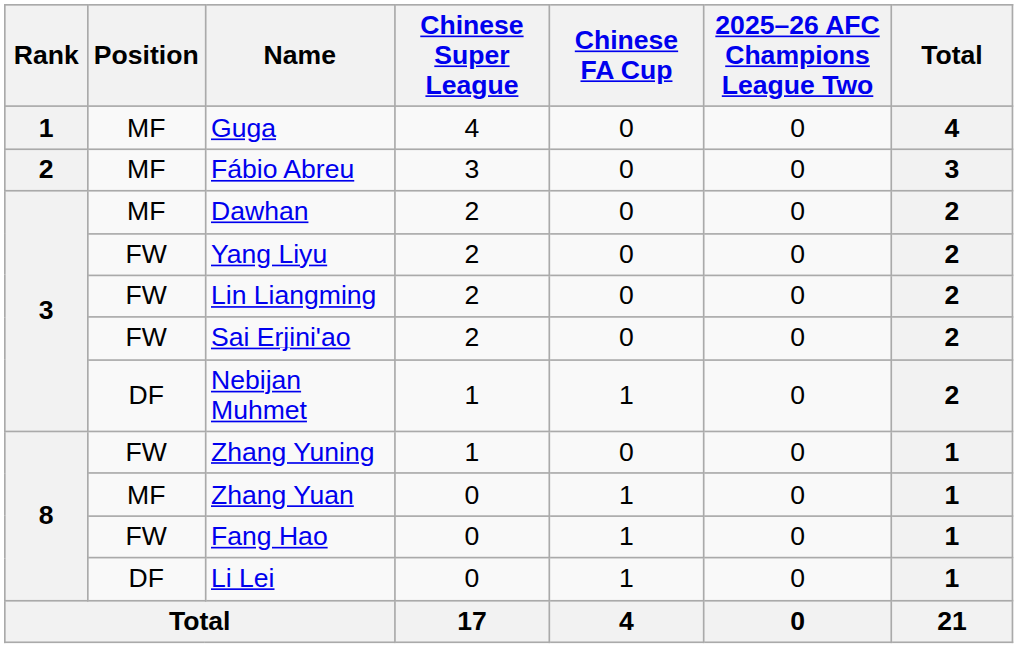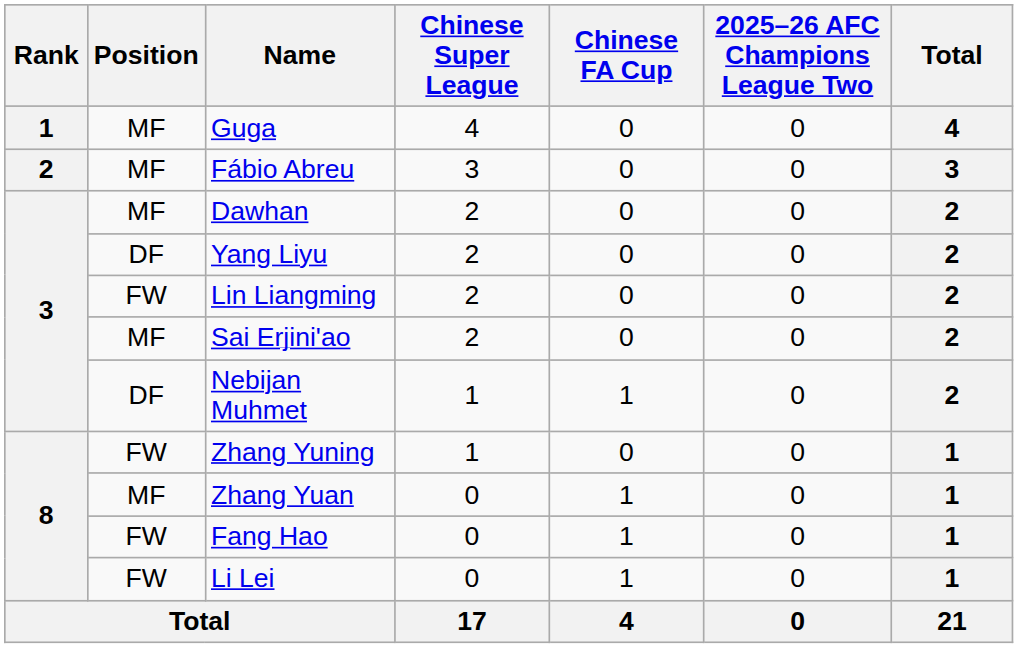(146, 253) FW -> (146, 253) DF
(146, 338) FW -> (146, 338) MF
(146, 578) DF -> (146, 578) FW
